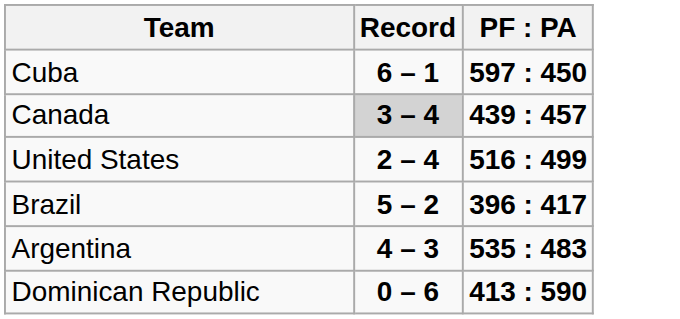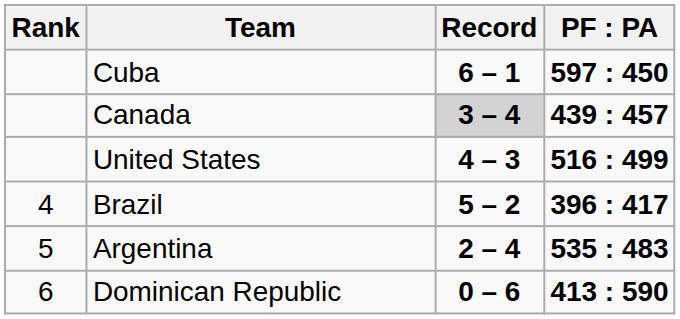+ column: (46, 27)
(408, 160) 2 – 4 -> (489, 160) 4 – 3
(408, 248) 4 – 3 -> (489, 248) 2 – 4
